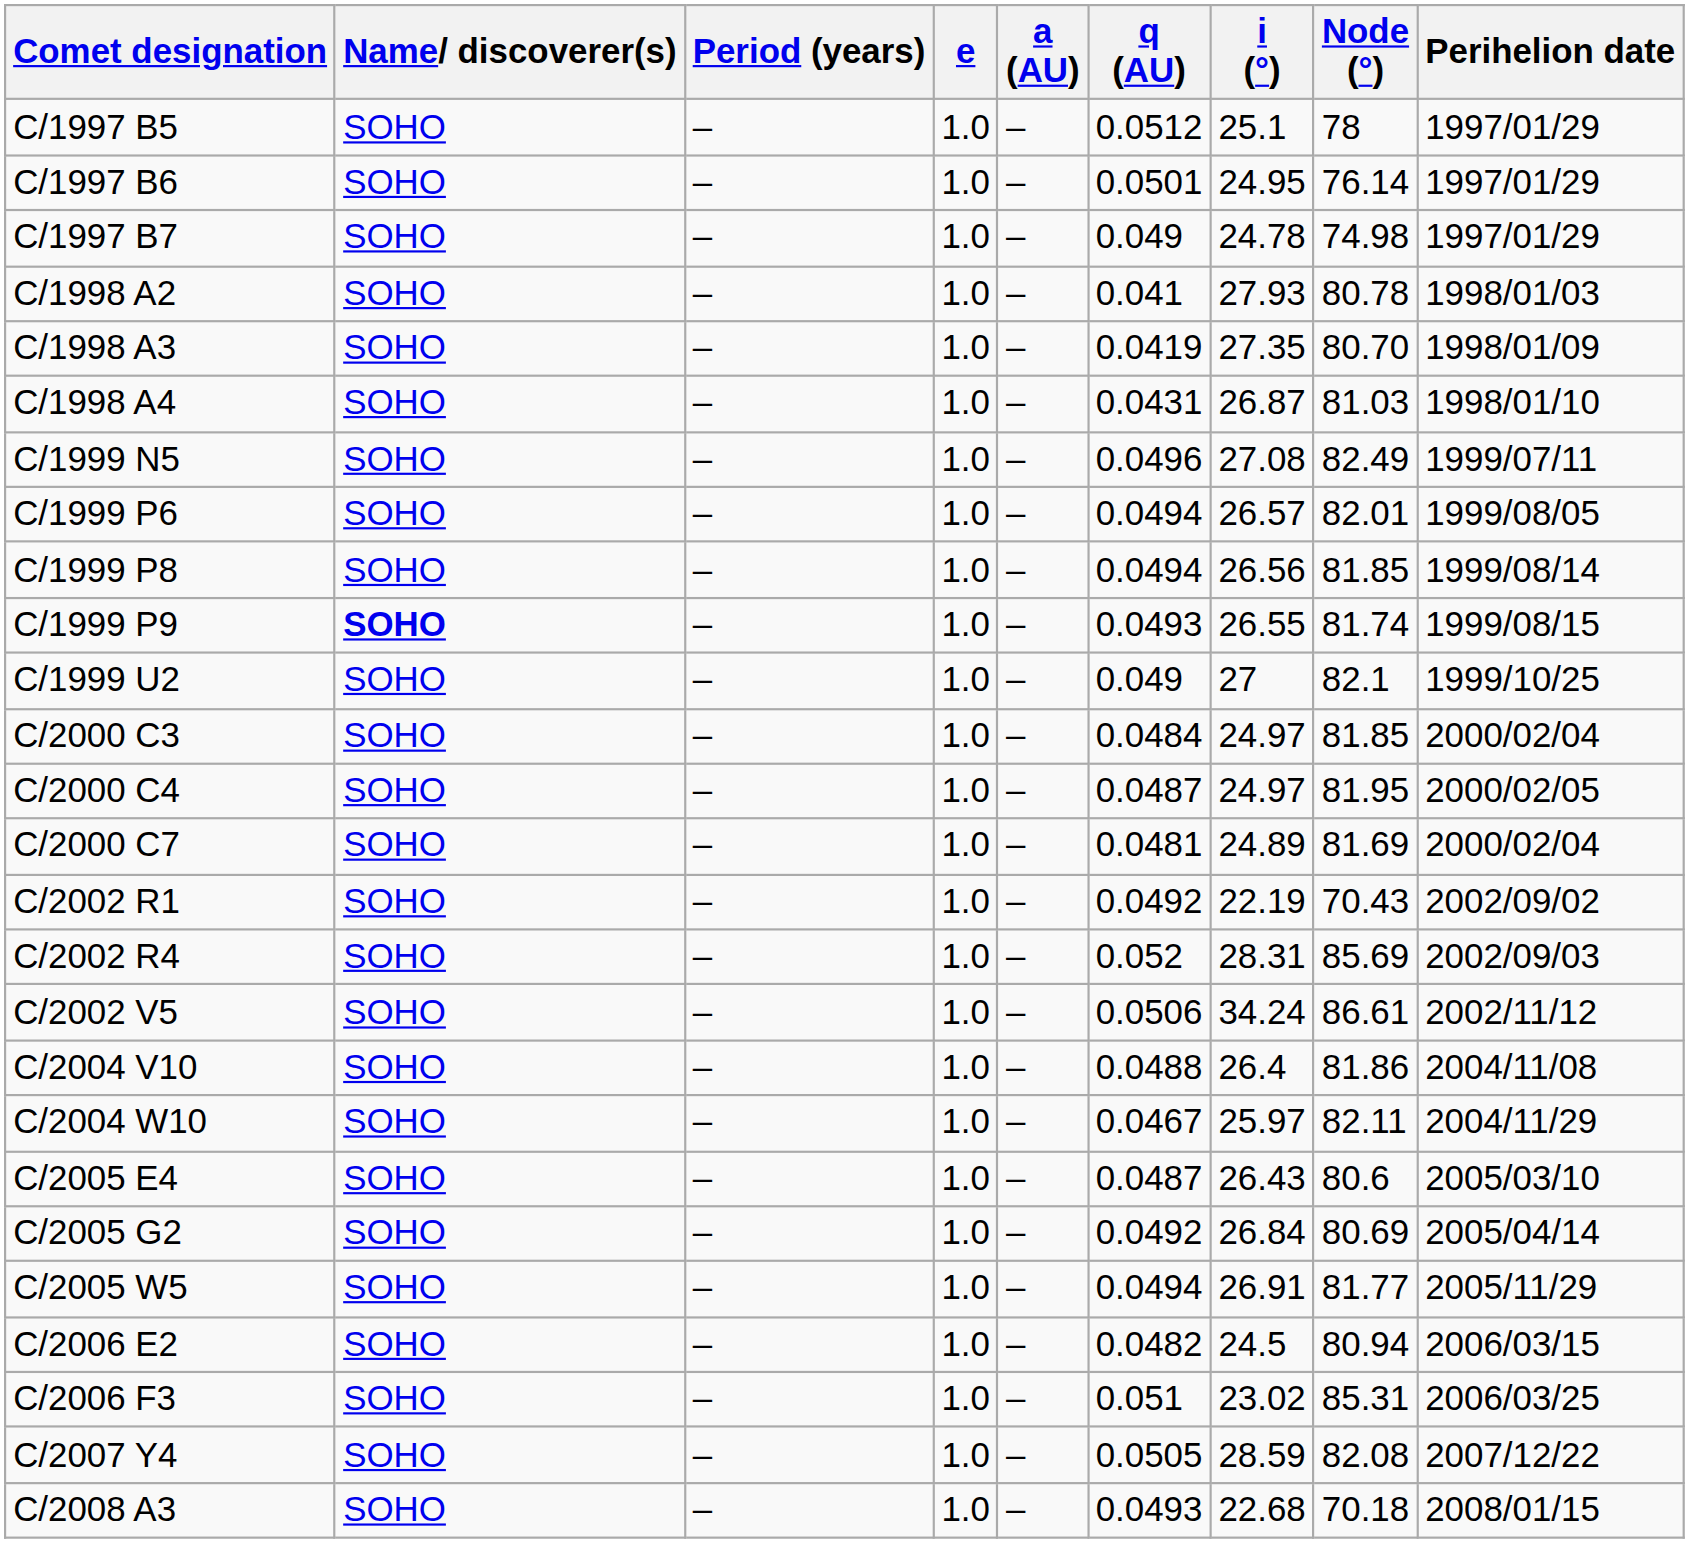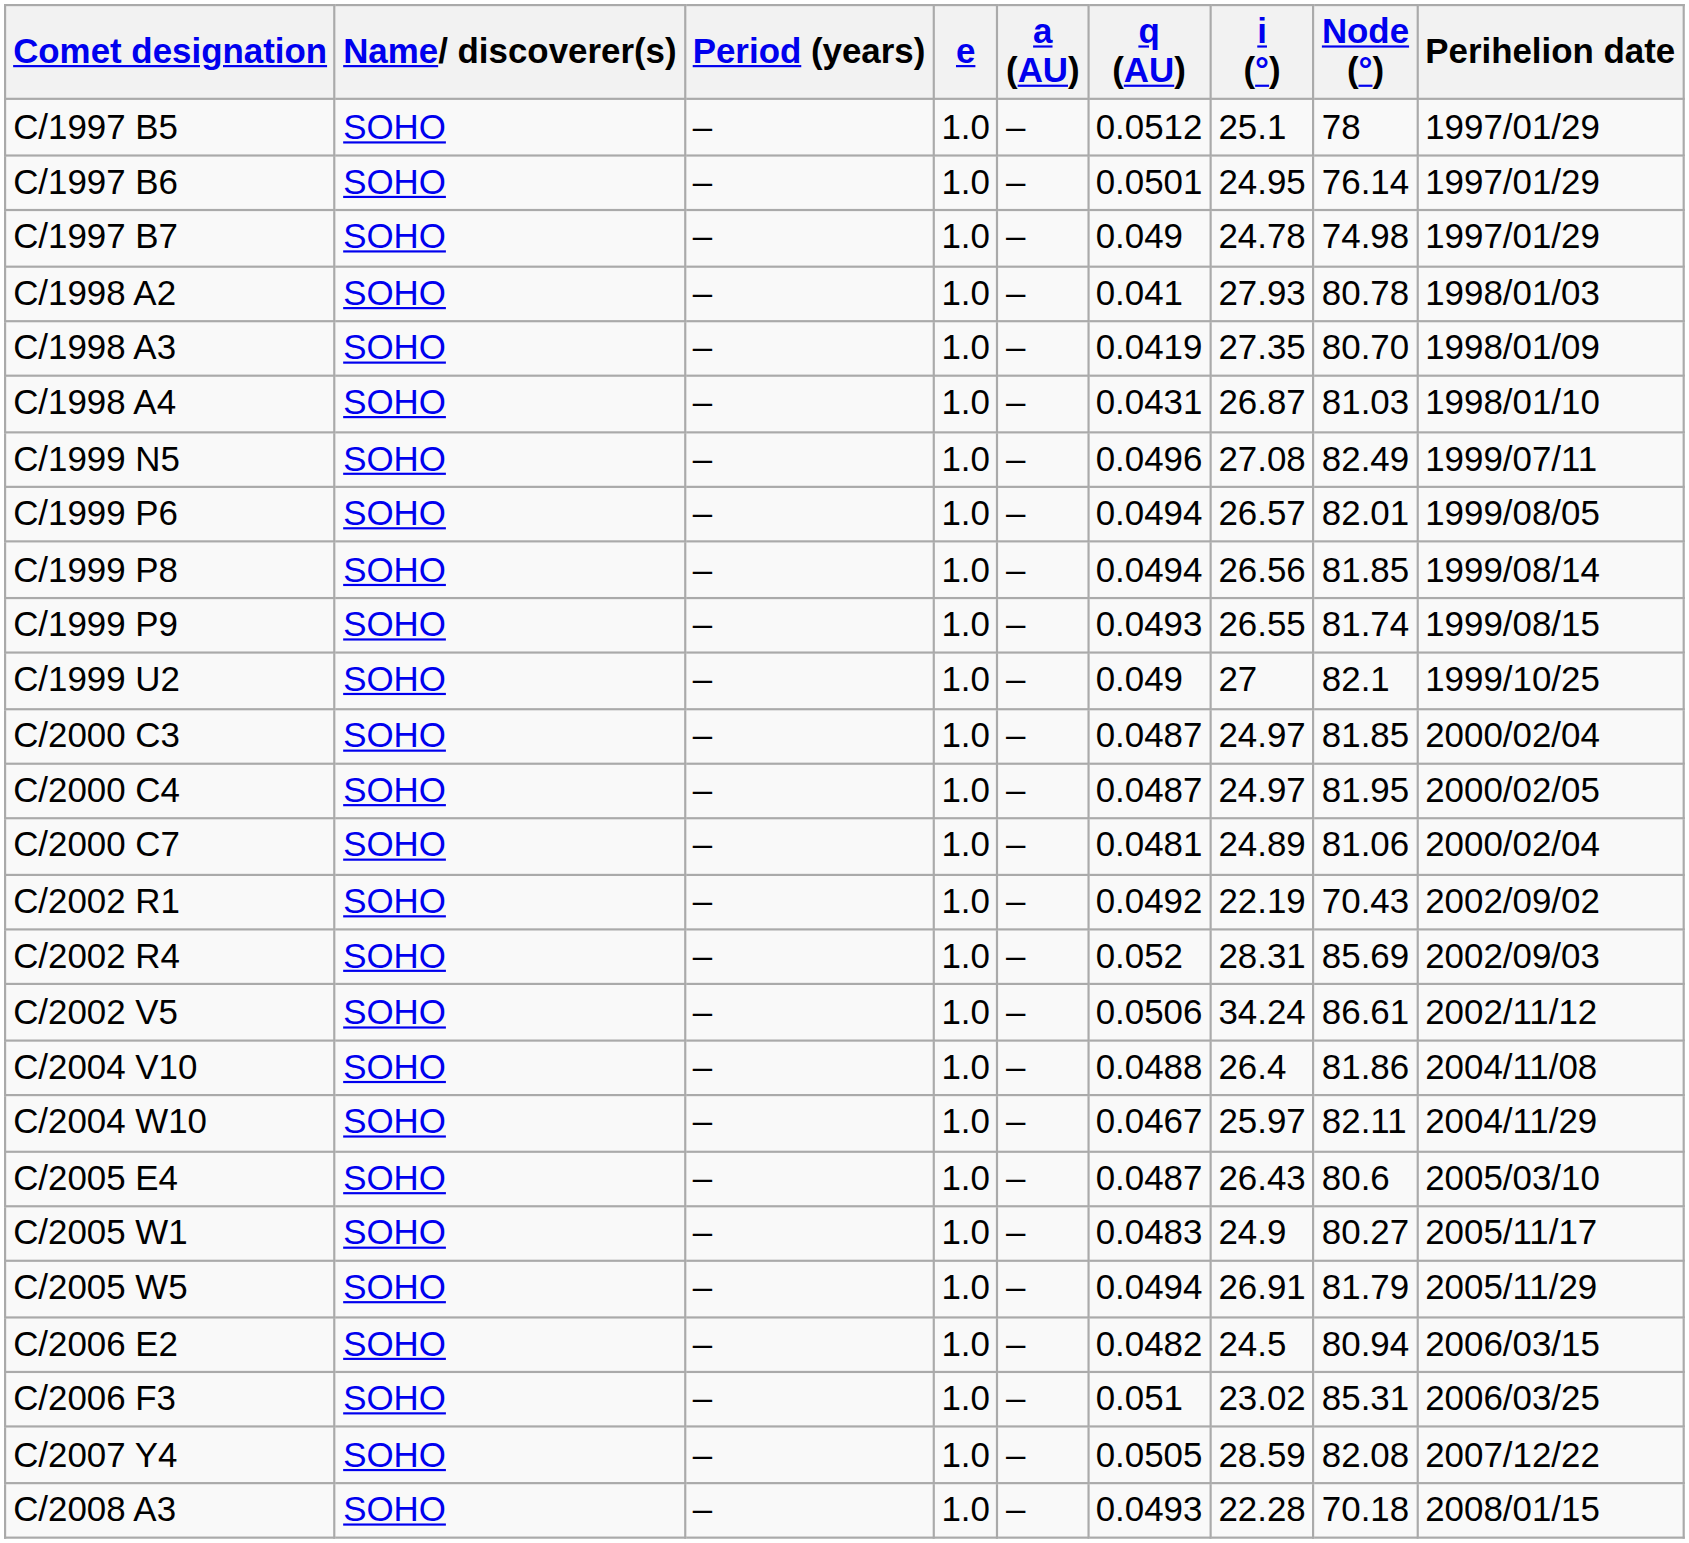(395, 624) bold -> (395, 624) normal
(1149, 735) 0.0484 -> (1149, 735) 0.0487
(1365, 845) 81.69 -> (1365, 845) 81.06
- row: (97, 1233)
+ row: (100, 1233)
(1365, 1288) 81.77 -> (1365, 1288) 81.79
(1262, 1509) 22.68 -> (1262, 1509) 22.28
